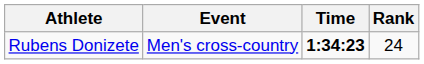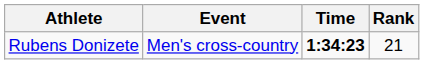(393, 45) 24 -> (393, 45) 21
